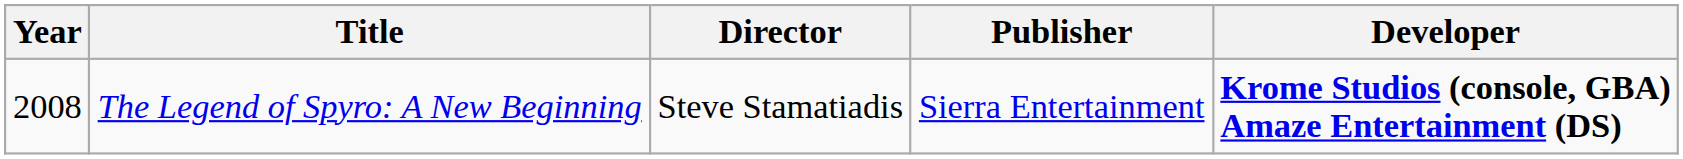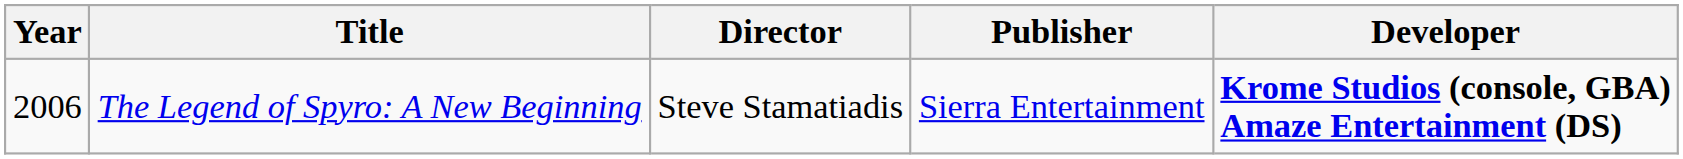(47, 105) 2008 -> (47, 105) 2006
